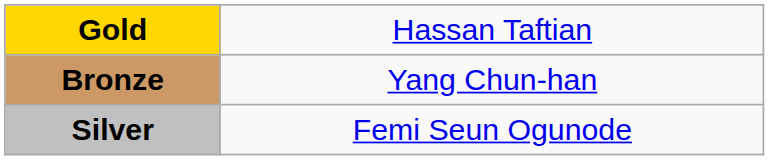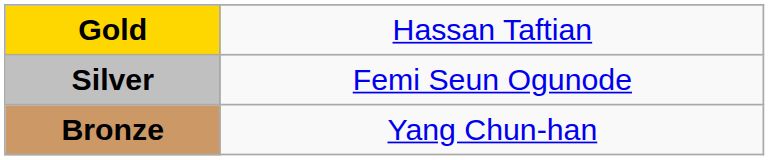rows swapped: (113, 128) <-> (113, 78)
